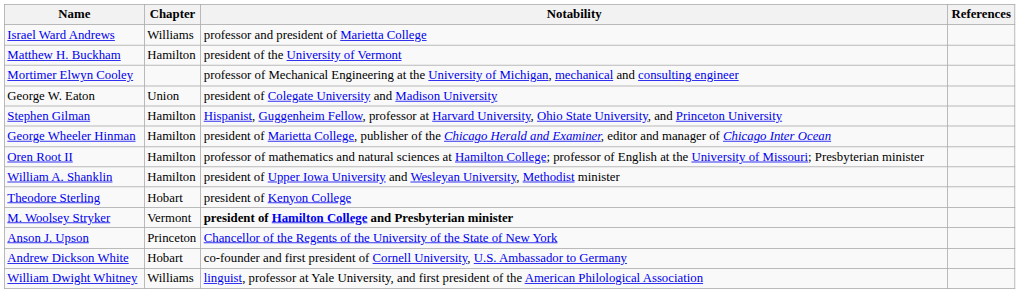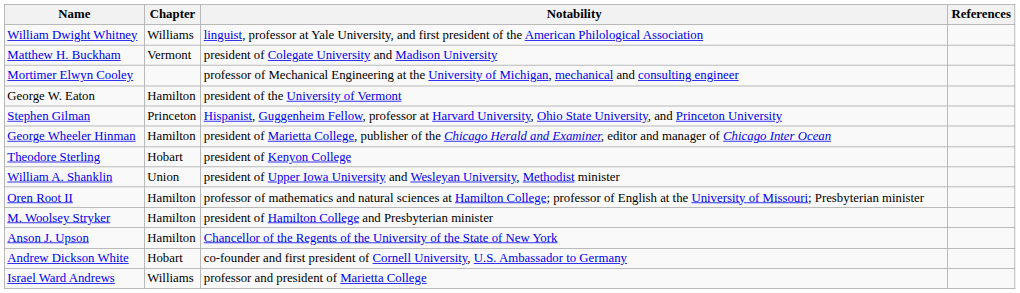rows swapped: (61, 34) <-> (72, 278)
(171, 55) Hamilton -> (169, 55) Vermont
(303, 55) president of the University of Vermont -> (351, 55) president of Colegate University and Madison University
(163, 95) Union -> (171, 95) Hamilton
(351, 95) president of Colegate University and Madison University -> (303, 95) president of the University of Vermont
(171, 116) Hamilton -> (172, 116) Princeton
rows swapped: (40, 156) <-> (54, 197)
(171, 177) Hamilton -> (163, 177) Union
(169, 217) Vermont -> (171, 217) Hamilton
(359, 217) bold -> (348, 217) normal
(172, 237) Princeton -> (171, 237) Hamilton
